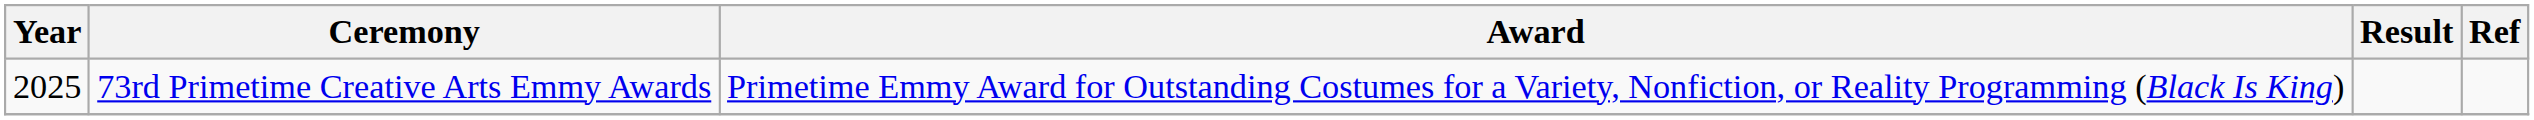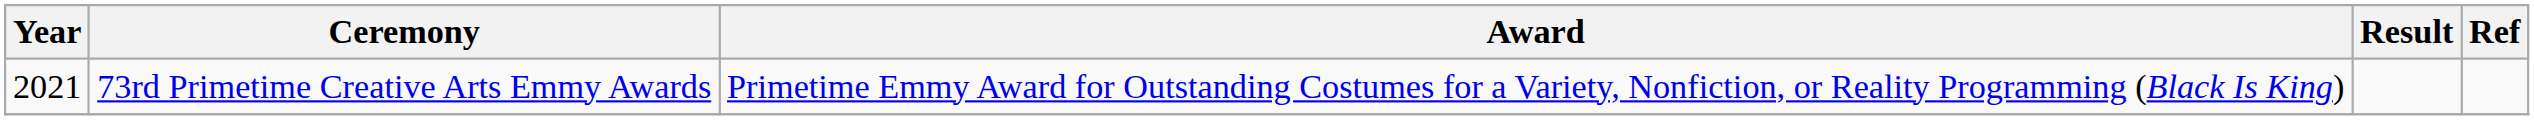(47, 85) 2025 -> (47, 85) 2021
